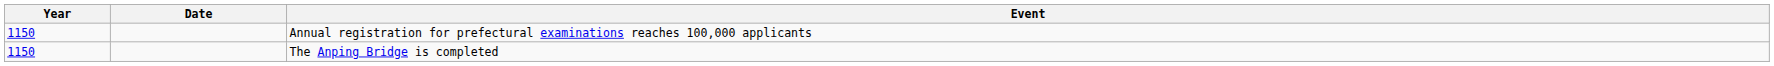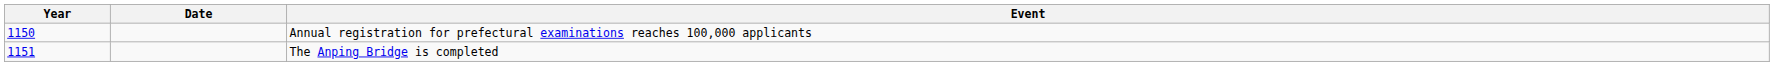(21, 52) 1150 -> (21, 52) 1151
